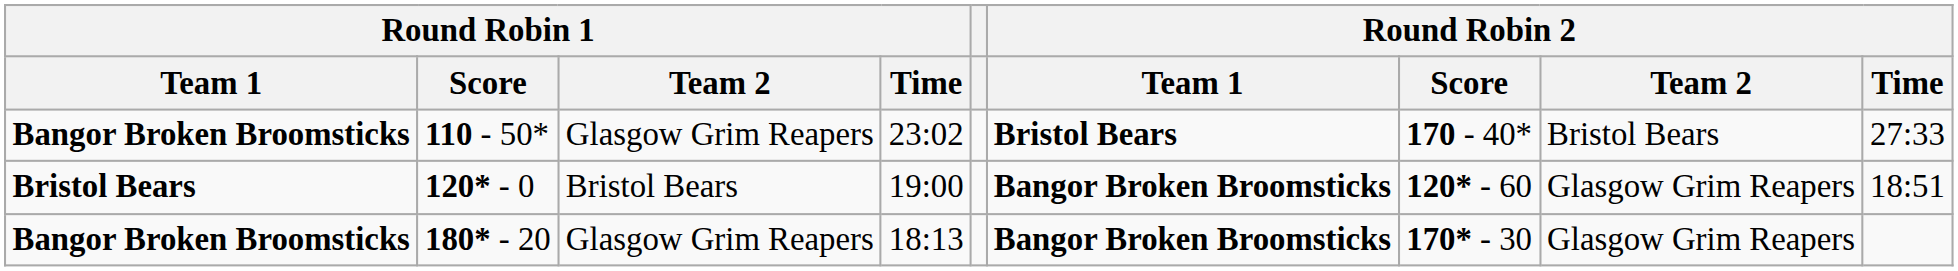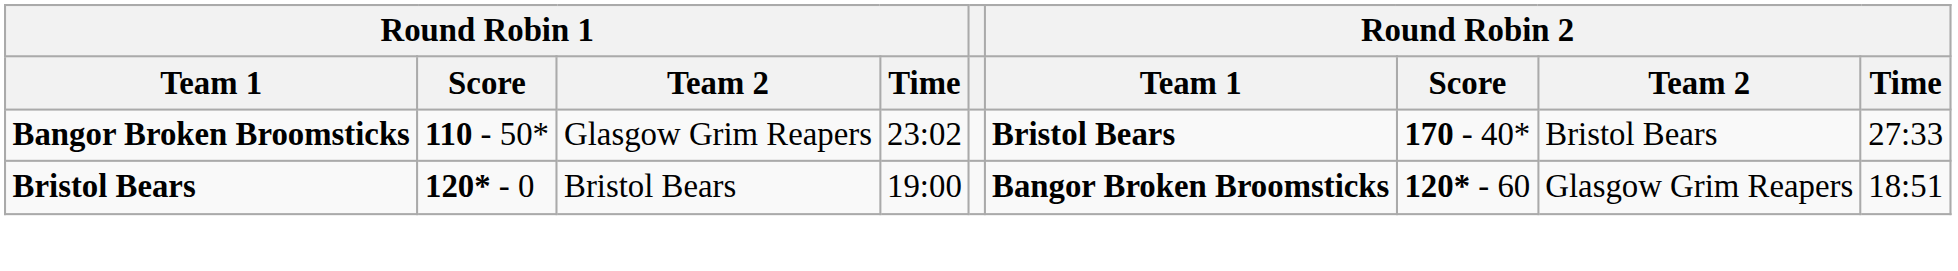- row: (488, 238)
